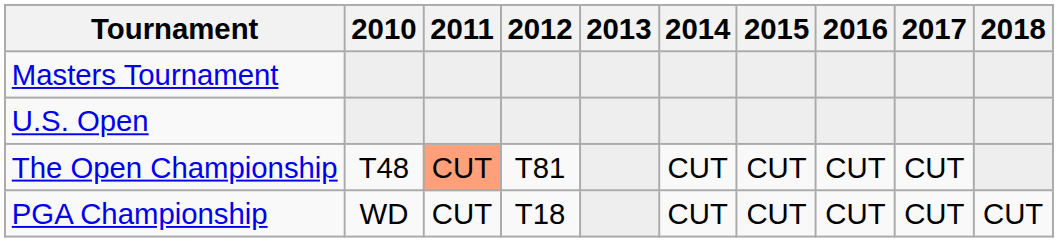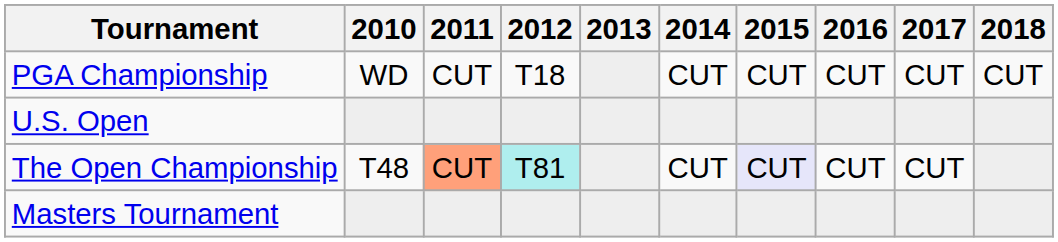rows swapped: (145, 75) <-> (140, 214)
(540, 168) no background -> (540, 168) paleturquoise background
(777, 168) no background -> (777, 168) lavender background
